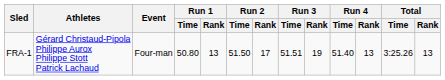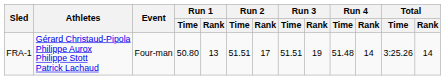(239, 54) 51.50 -> (239, 54) 51.51
(343, 54) 51.40 -> (343, 54) 51.48
(369, 54) 13 -> (369, 54) 14
(428, 54) 13 -> (428, 54) 14
